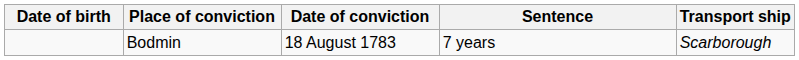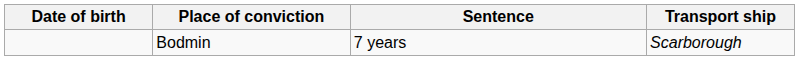- column: (360, 17)
